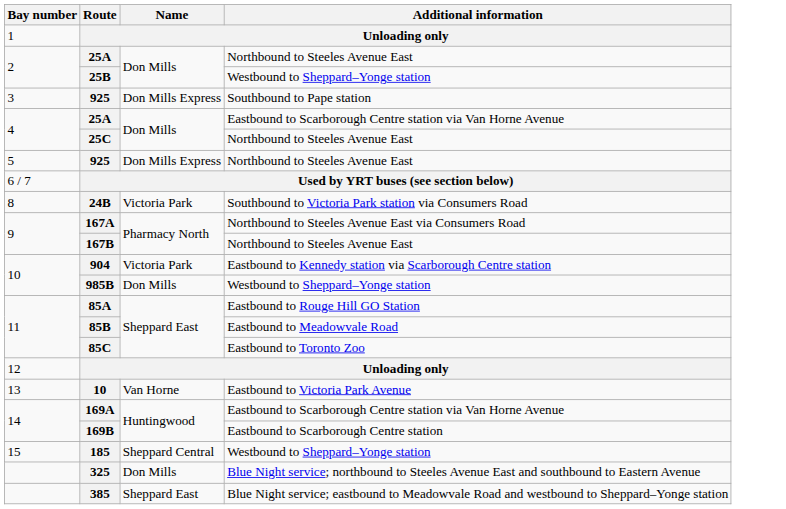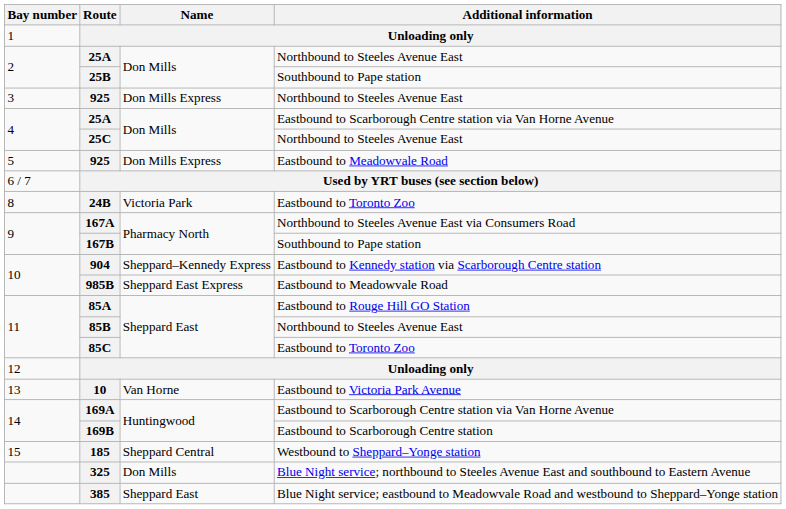(329, 77) Westbound to Sheppard–Yonge station -> (349, 77) Southbound to Pape station
(299, 98) Southbound to Pape station -> (370, 98) Northbound to Steeles Avenue East
(320, 160) Northbound to Steeles Avenue East -> (362, 160) Eastbound to Meadowvale Road
(377, 202) Southbound to Victoria Park station via Consumers Road -> (346, 202) Eastbound to Toronto Zoo
(320, 243) Northbound to Steeles Avenue East -> (349, 243) Southbound to Pape station
(157, 264) Victoria Park -> (197, 264) Sheppard–Kennedy Express
(149, 285) Don Mills -> (183, 285) Sheppard East Express
(329, 285) Westbound to Sheppard–Yonge station -> (362, 285) Eastbound to Meadowvale Road
(313, 327) Eastbound to Meadowvale Road -> (370, 327) Northbound to Steeles Avenue East
